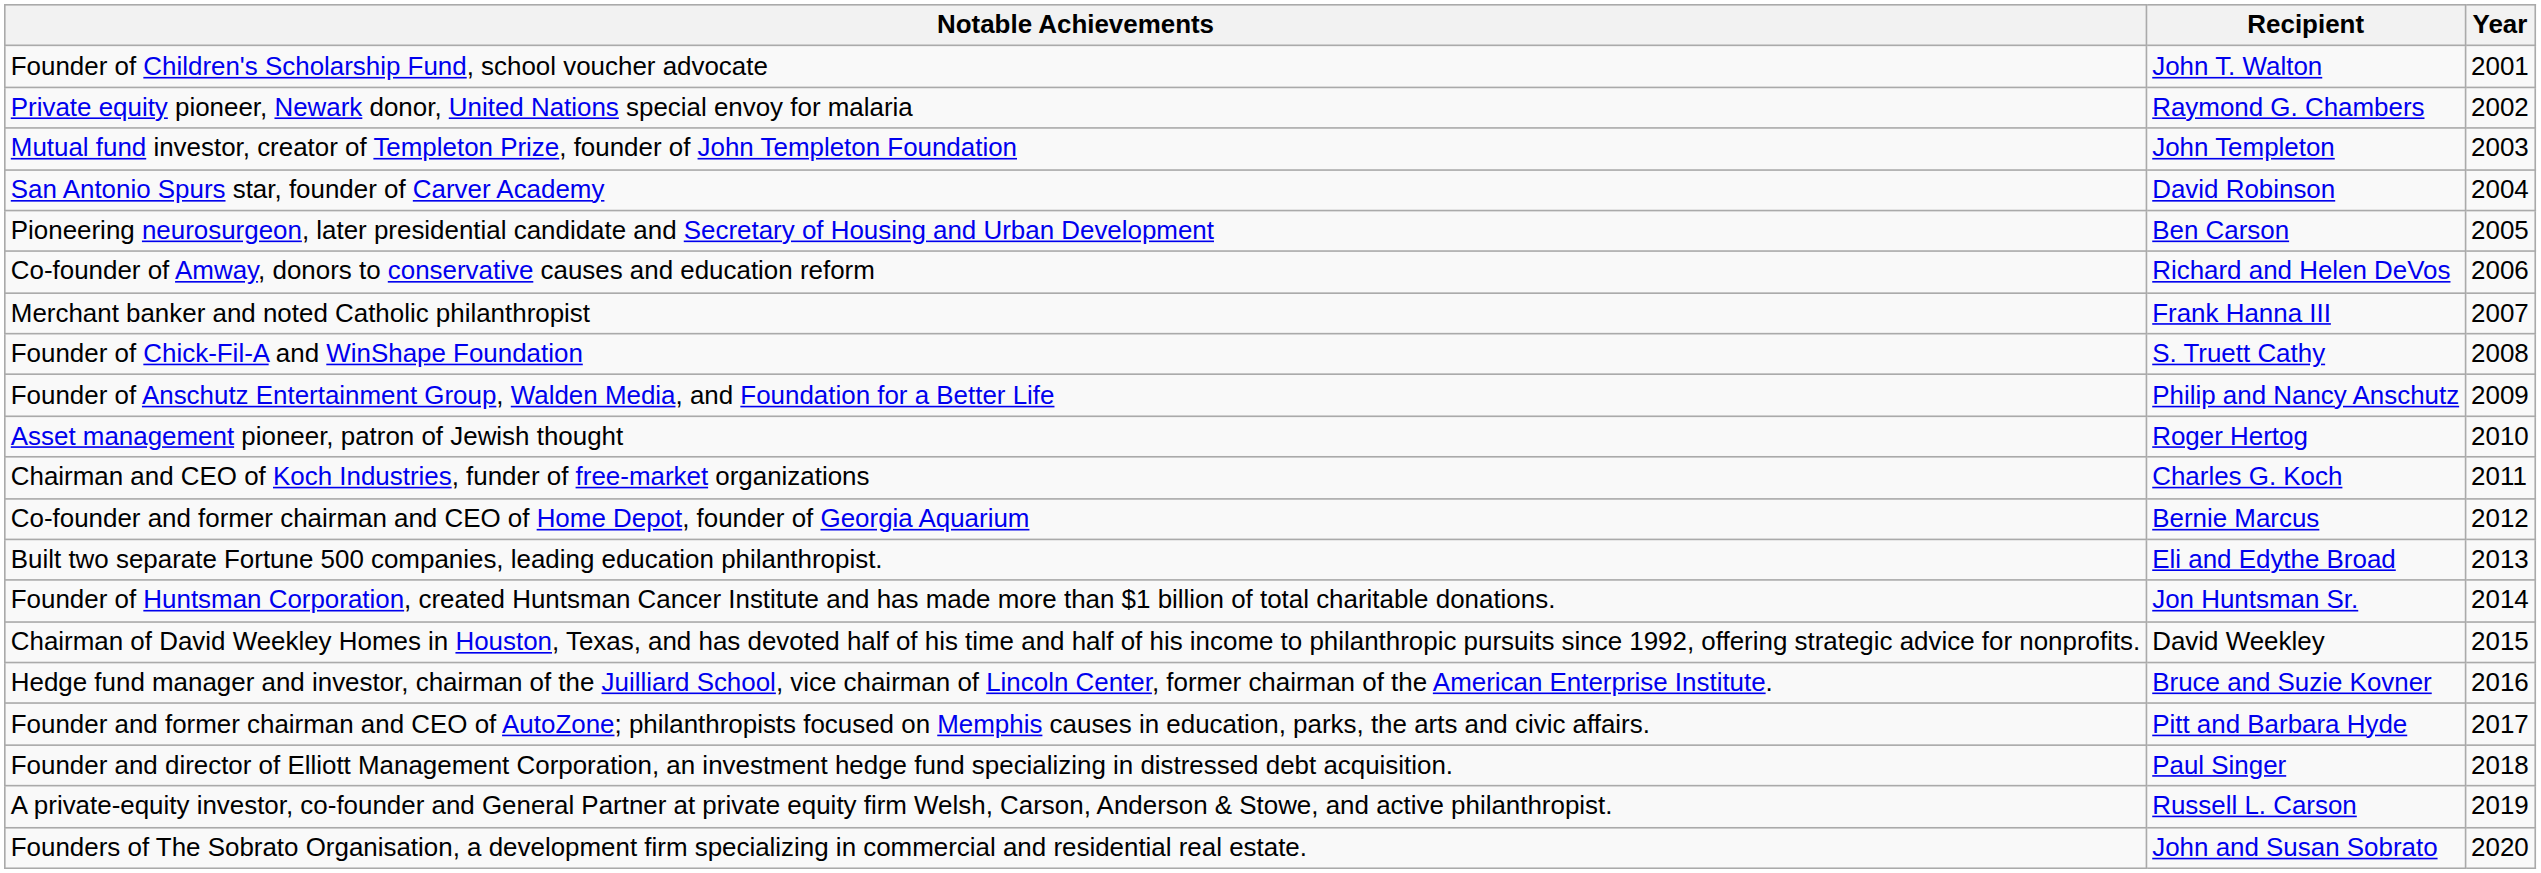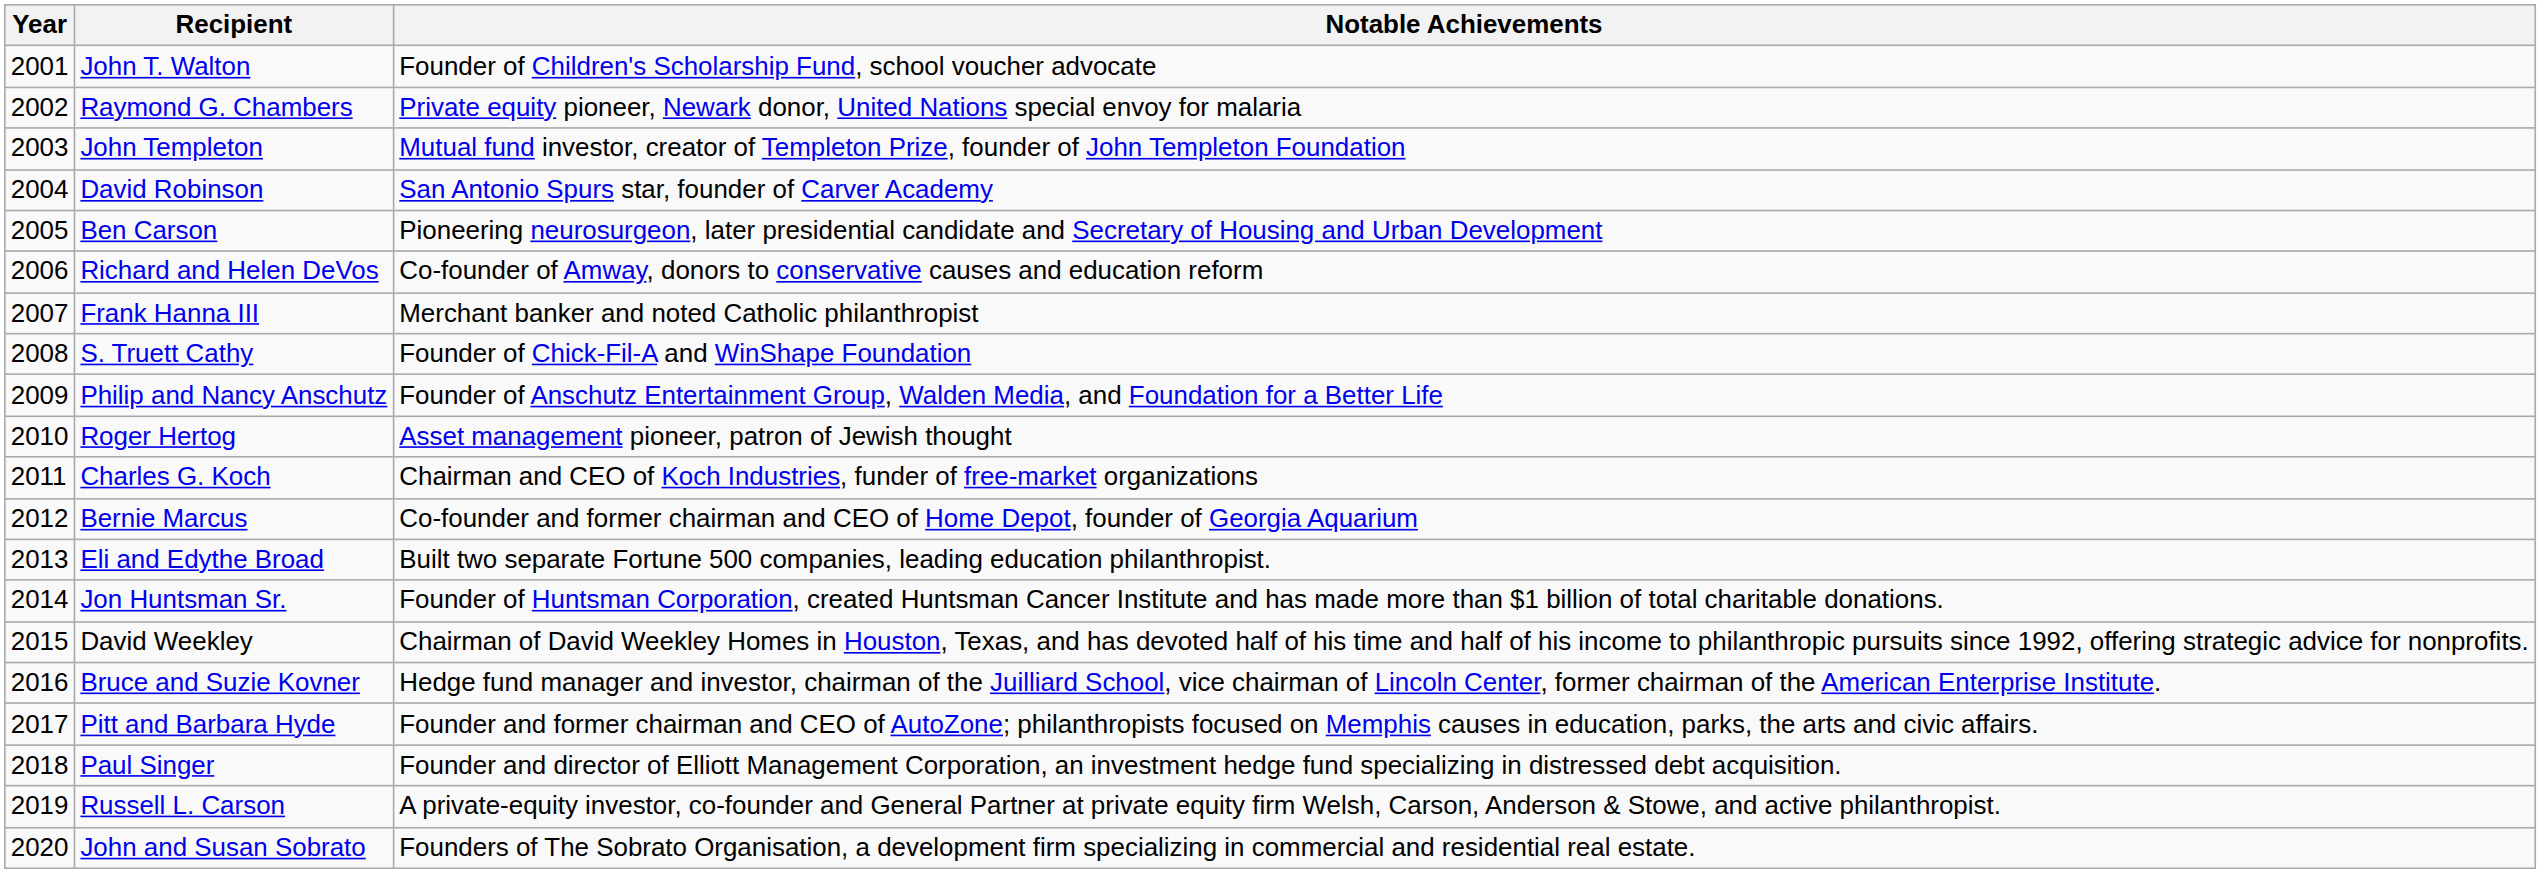columns swapped: (2500, 25) <-> (1076, 25)
